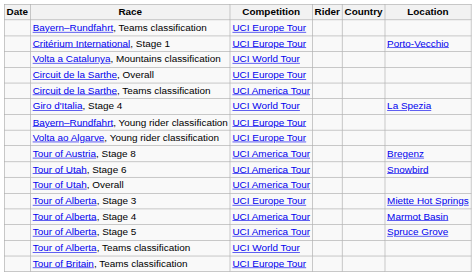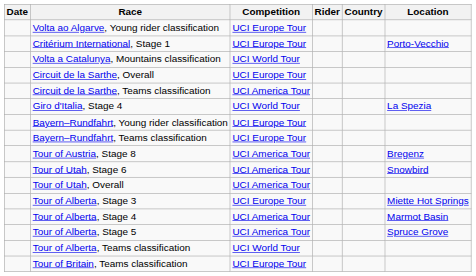rows swapped: (126, 138) <-> (120, 28)
